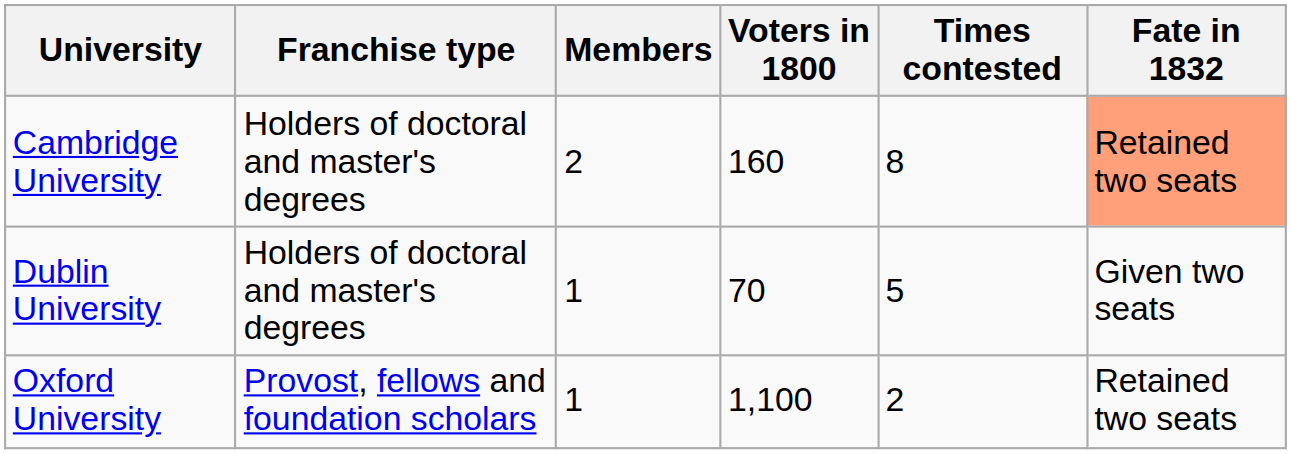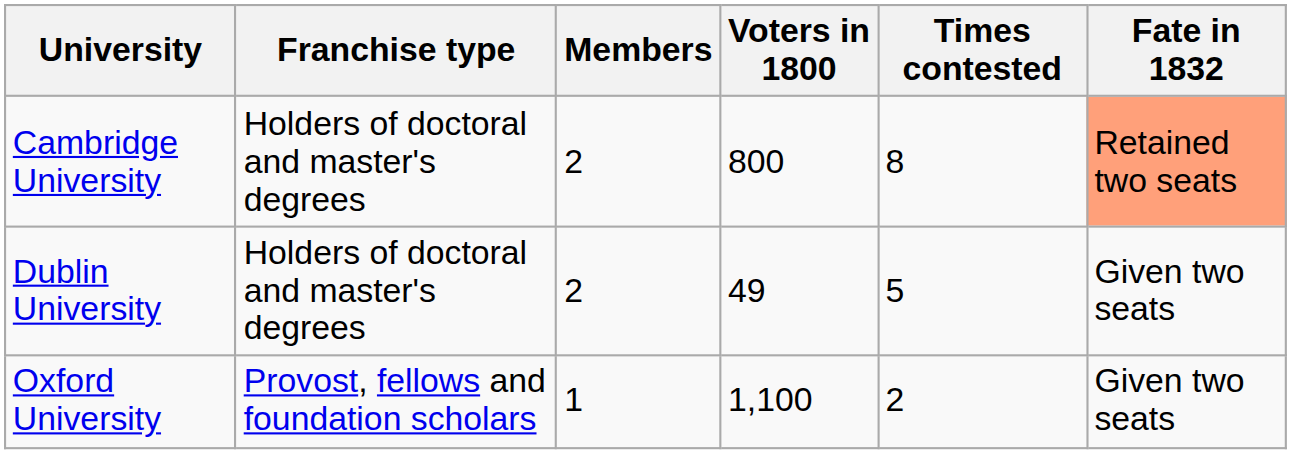(756, 160) 160 -> (756, 160) 800
(574, 290) 1 -> (574, 290) 2
(747, 290) 70 -> (747, 290) 49
(1166, 400) Retained two seats -> (1169, 400) Given two seats
